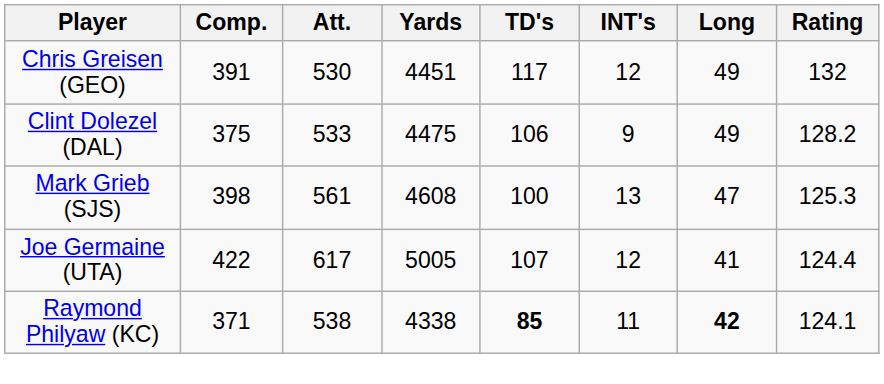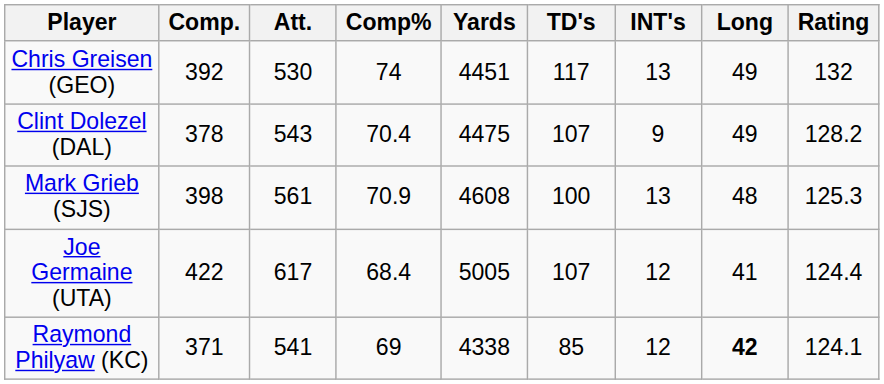+ column: (389, 22)
(231, 72) 391 -> (204, 72) 392
(628, 72) 12 -> (658, 72) 13
(231, 134) 375 -> (204, 134) 378
(332, 134) 533 -> (293, 134) 543
(529, 134) 106 -> (571, 134) 107
(727, 197) 47 -> (745, 197) 48
(332, 322) 538 -> (293, 348) 541
(529, 322) bold -> (571, 348) normal
(628, 322) 11 -> (658, 348) 12
